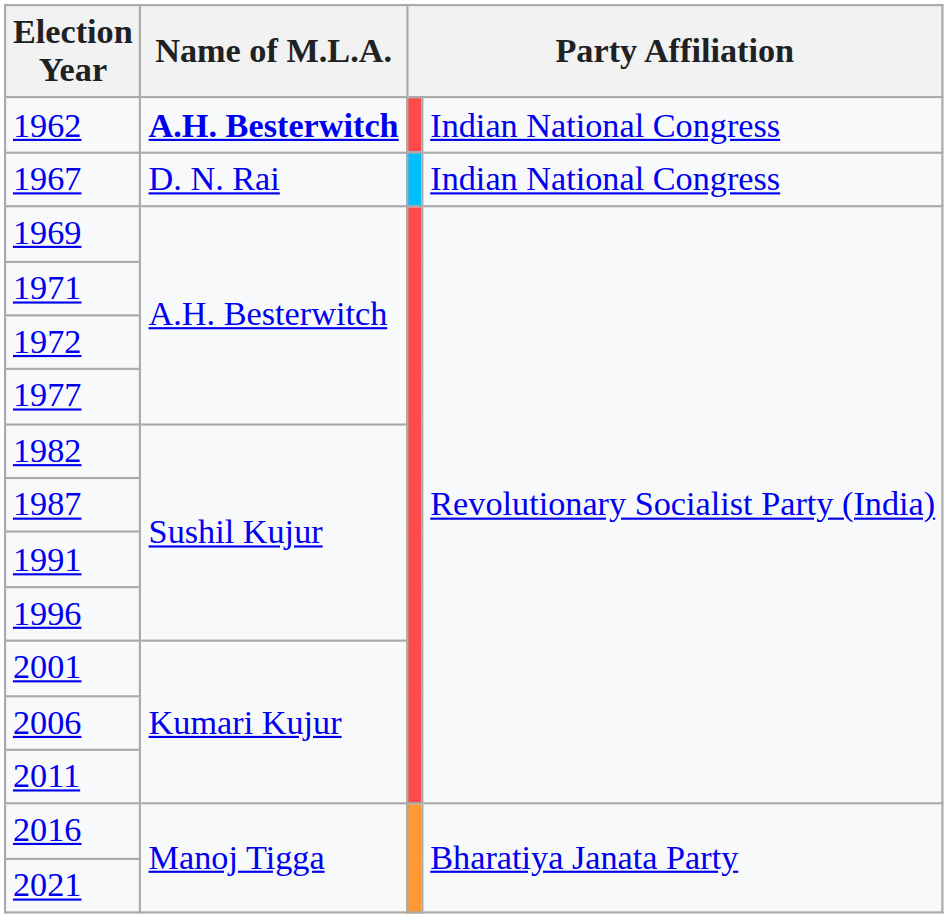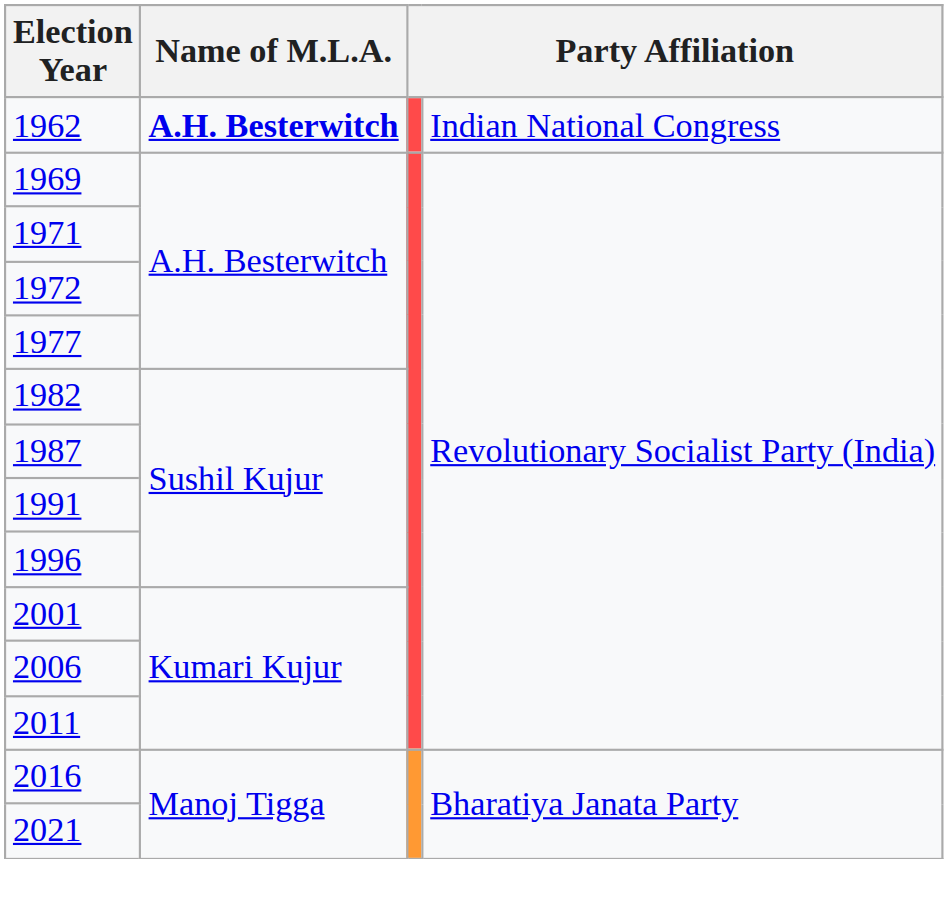- row: (47, 178)
